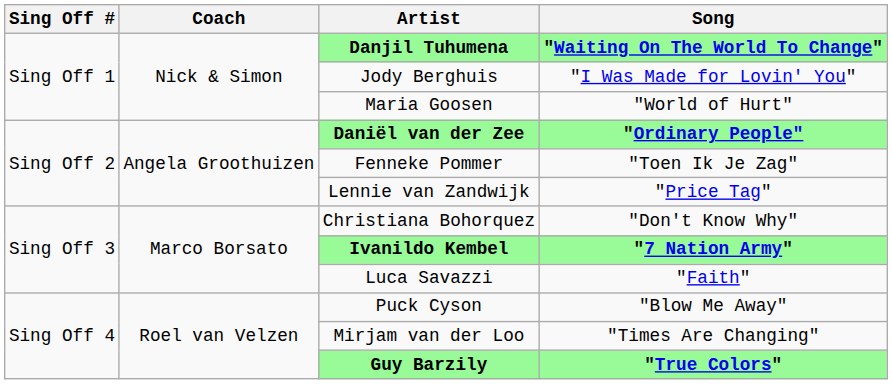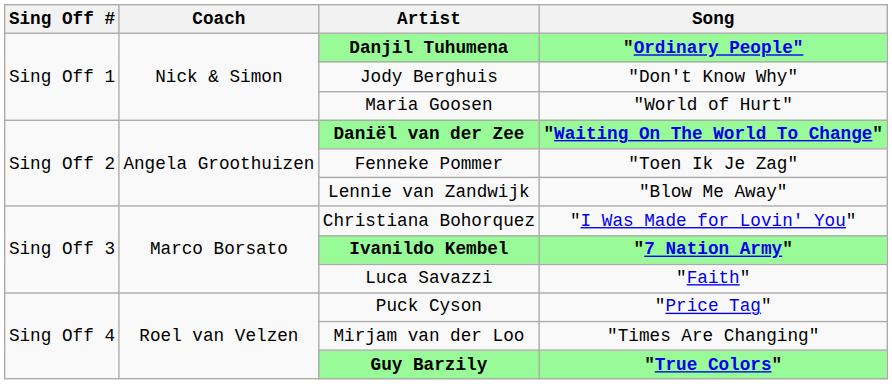(713, 48) "Waiting On The World To Change" -> (713, 48) "Ordinary People"
(713, 77) "I Was Made for Lovin' You" -> (713, 77) "Don't Know Why"
(713, 134) "Ordinary People" -> (713, 134) "Waiting On The World To Change"
(713, 192) "Price Tag" -> (713, 192) "Blow Me Away"
(713, 221) "Don't Know Why" -> (713, 221) "I Was Made for Lovin' You"
(713, 307) "Blow Me Away" -> (713, 307) "Price Tag"
